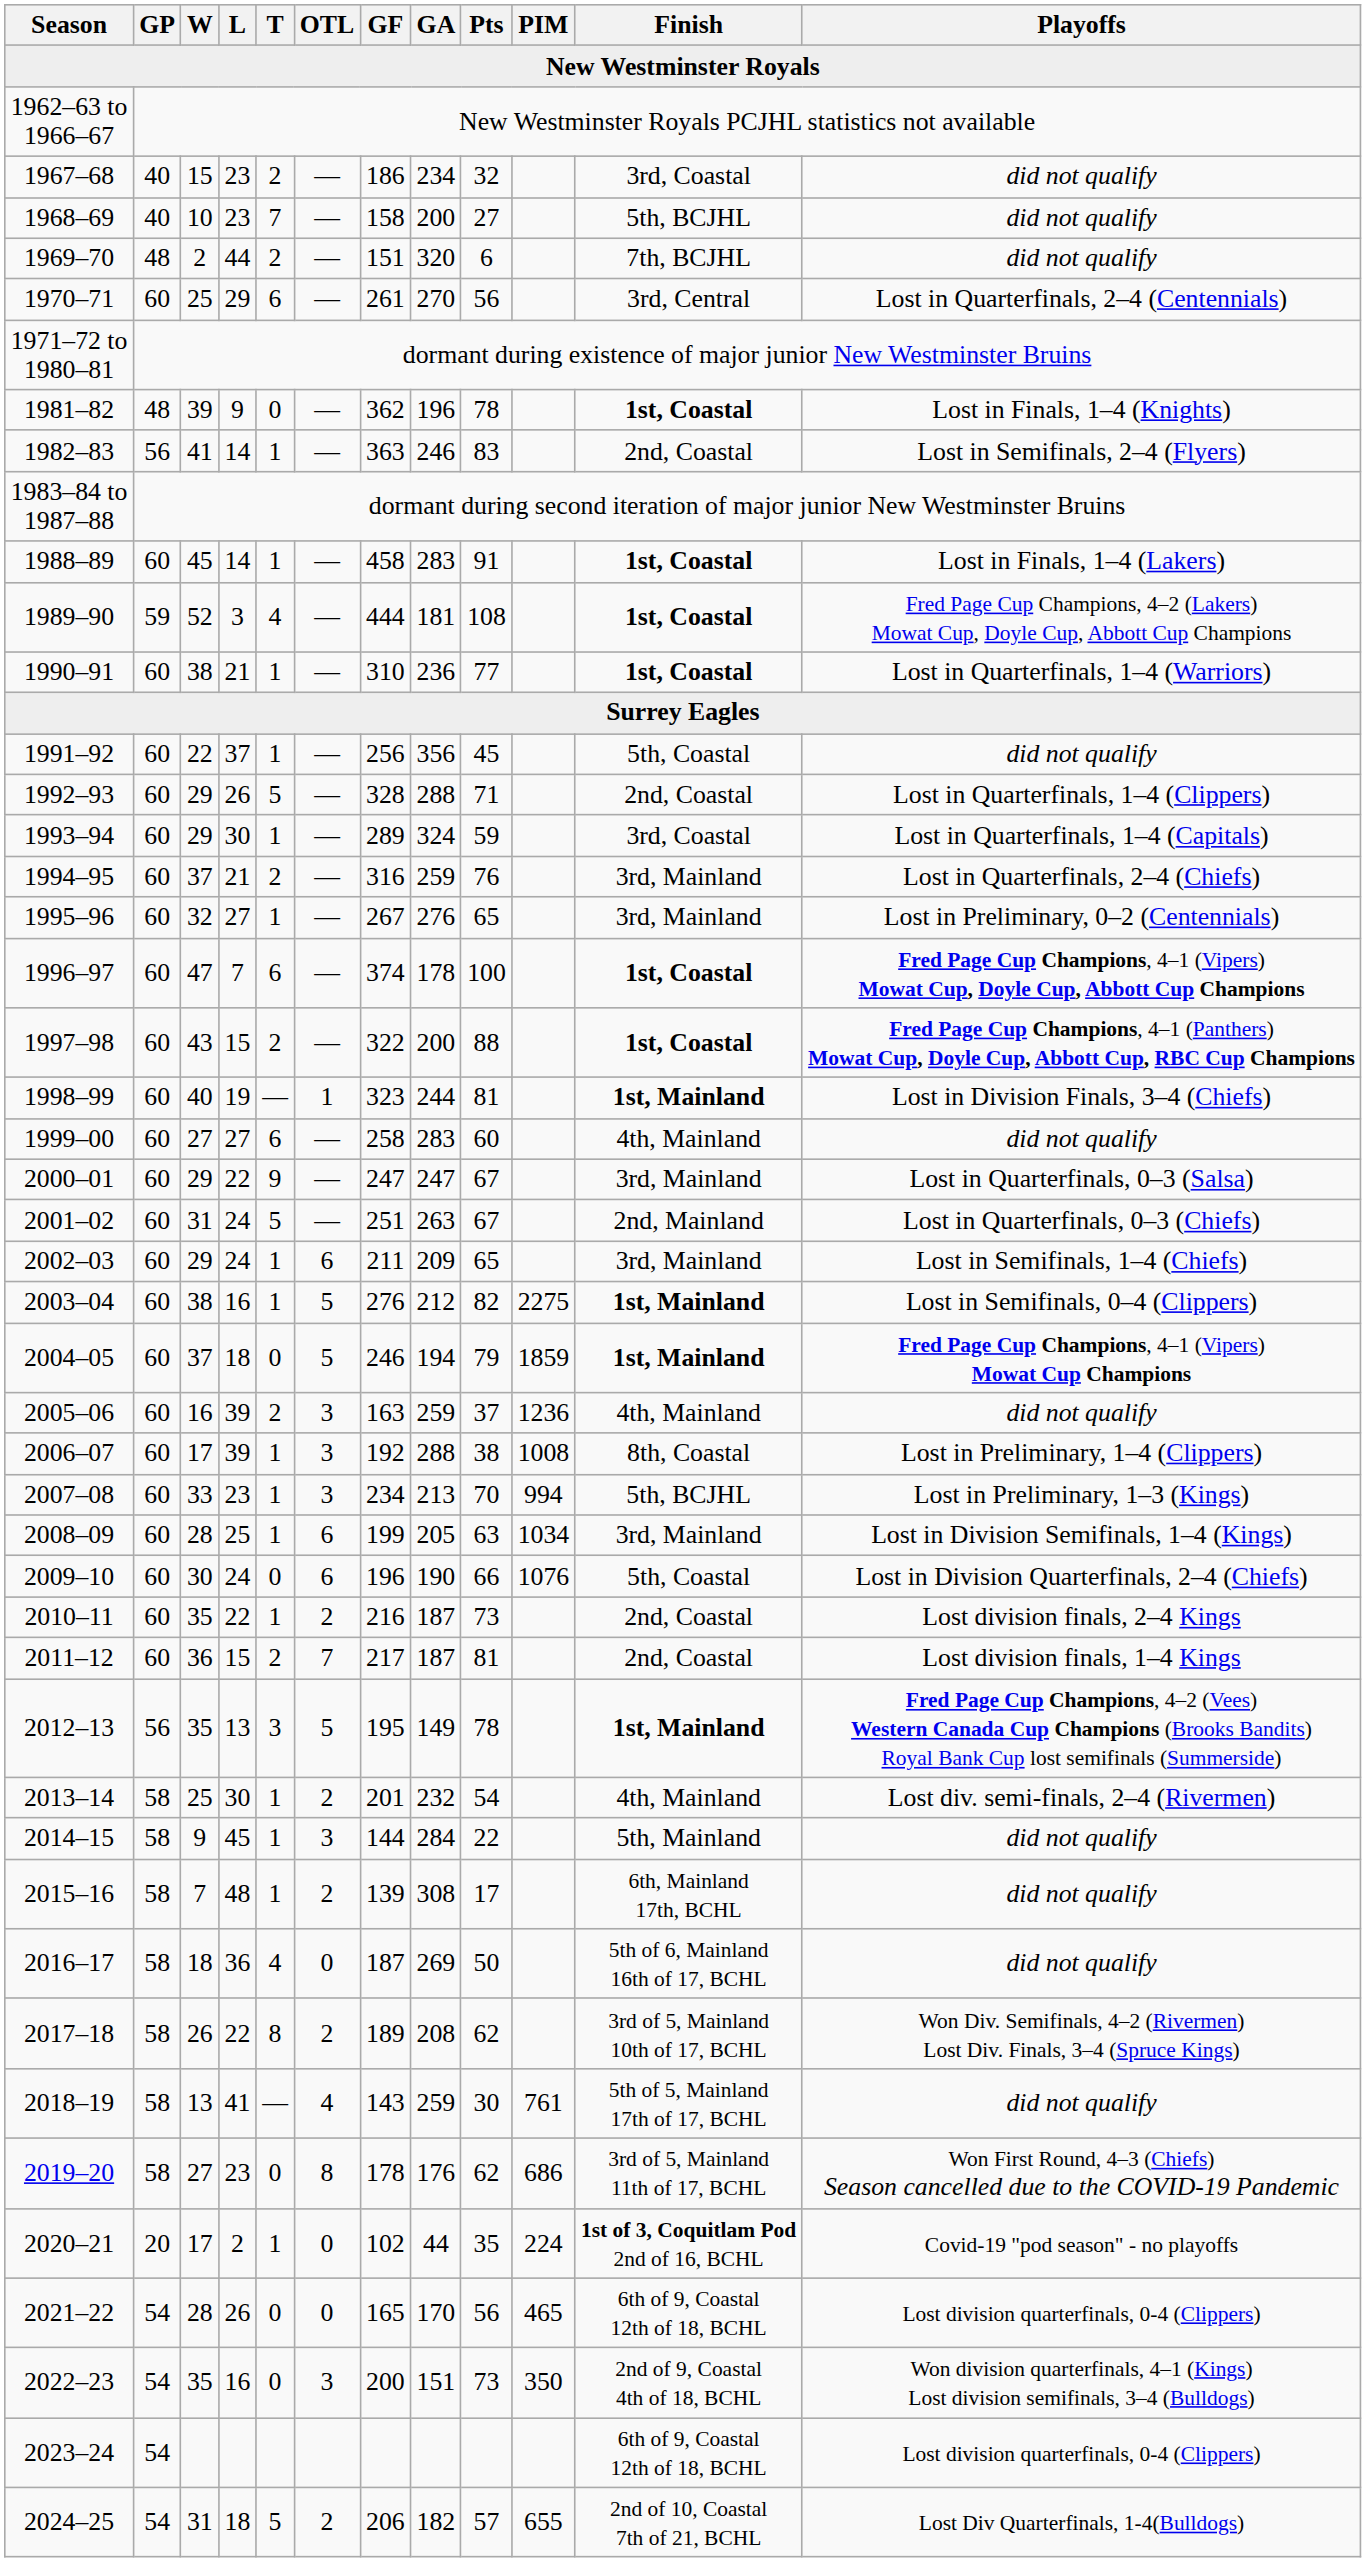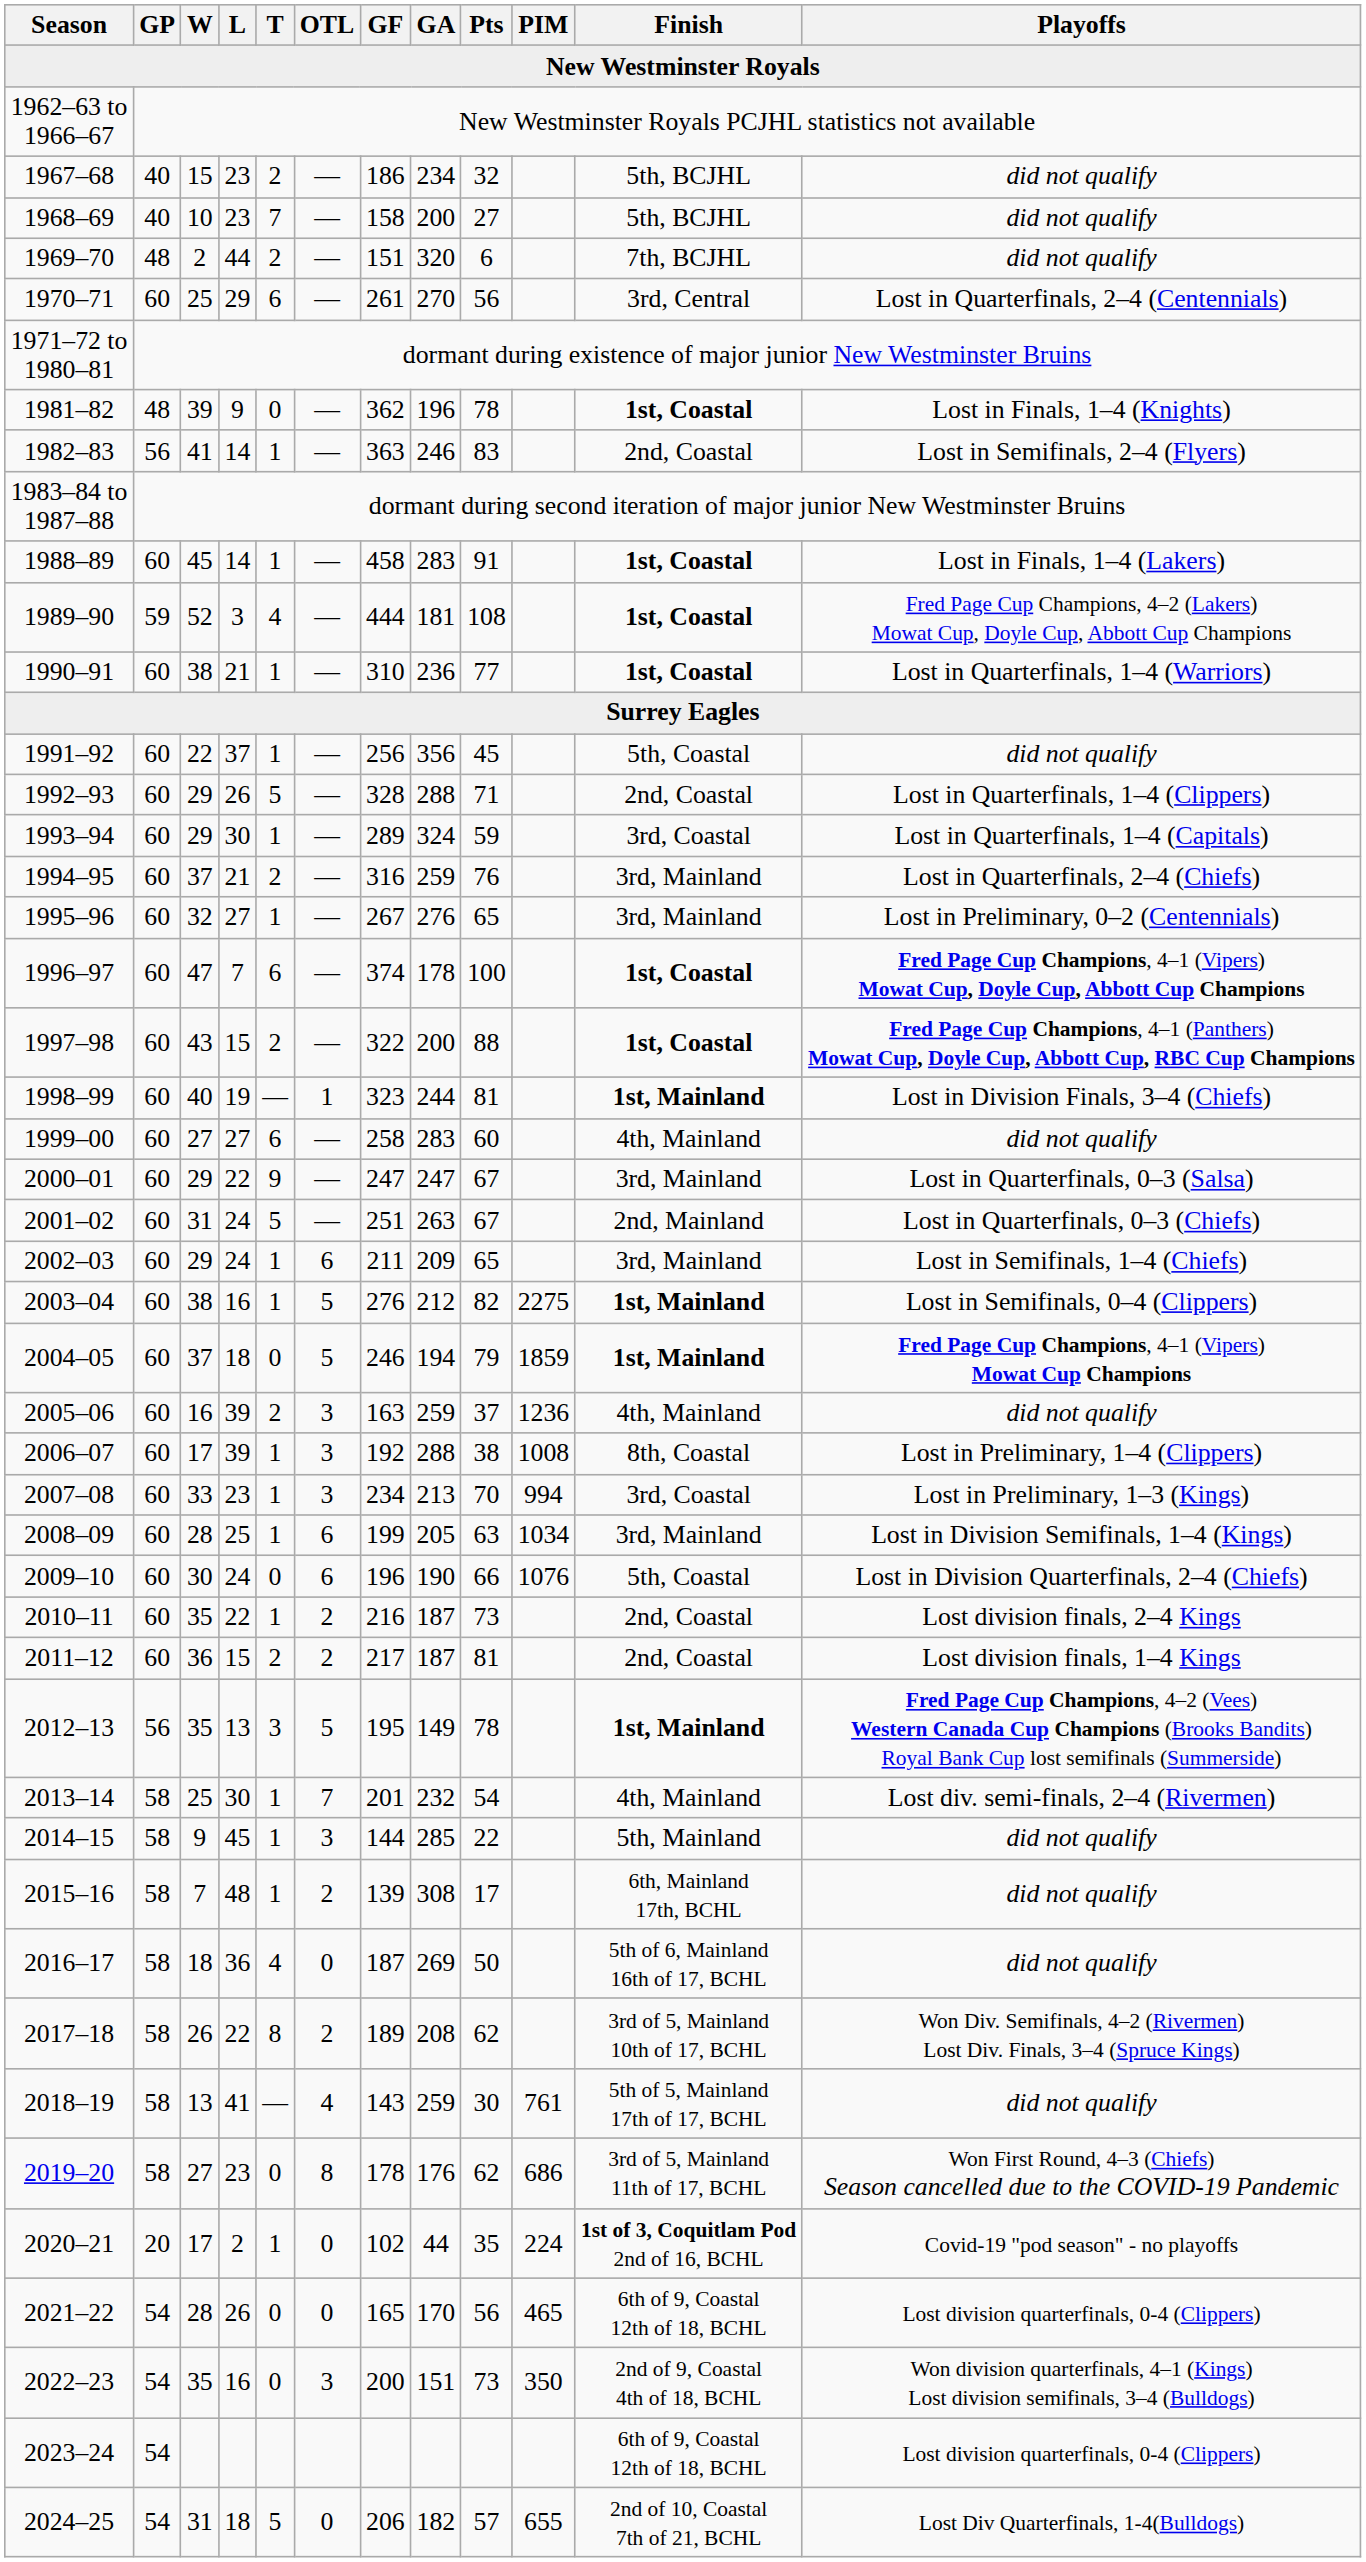(689, 176) 3rd, Coastal -> (689, 176) 5th, BCJHL
(689, 1494) 5th, BCJHL -> (689, 1494) 3rd, Coastal
(327, 1657) 7 -> (327, 1657) 2
(327, 1797) 2 -> (327, 1797) 7
(436, 1838) 284 -> (436, 1838) 285
(327, 2522) 2 -> (327, 2522) 0
